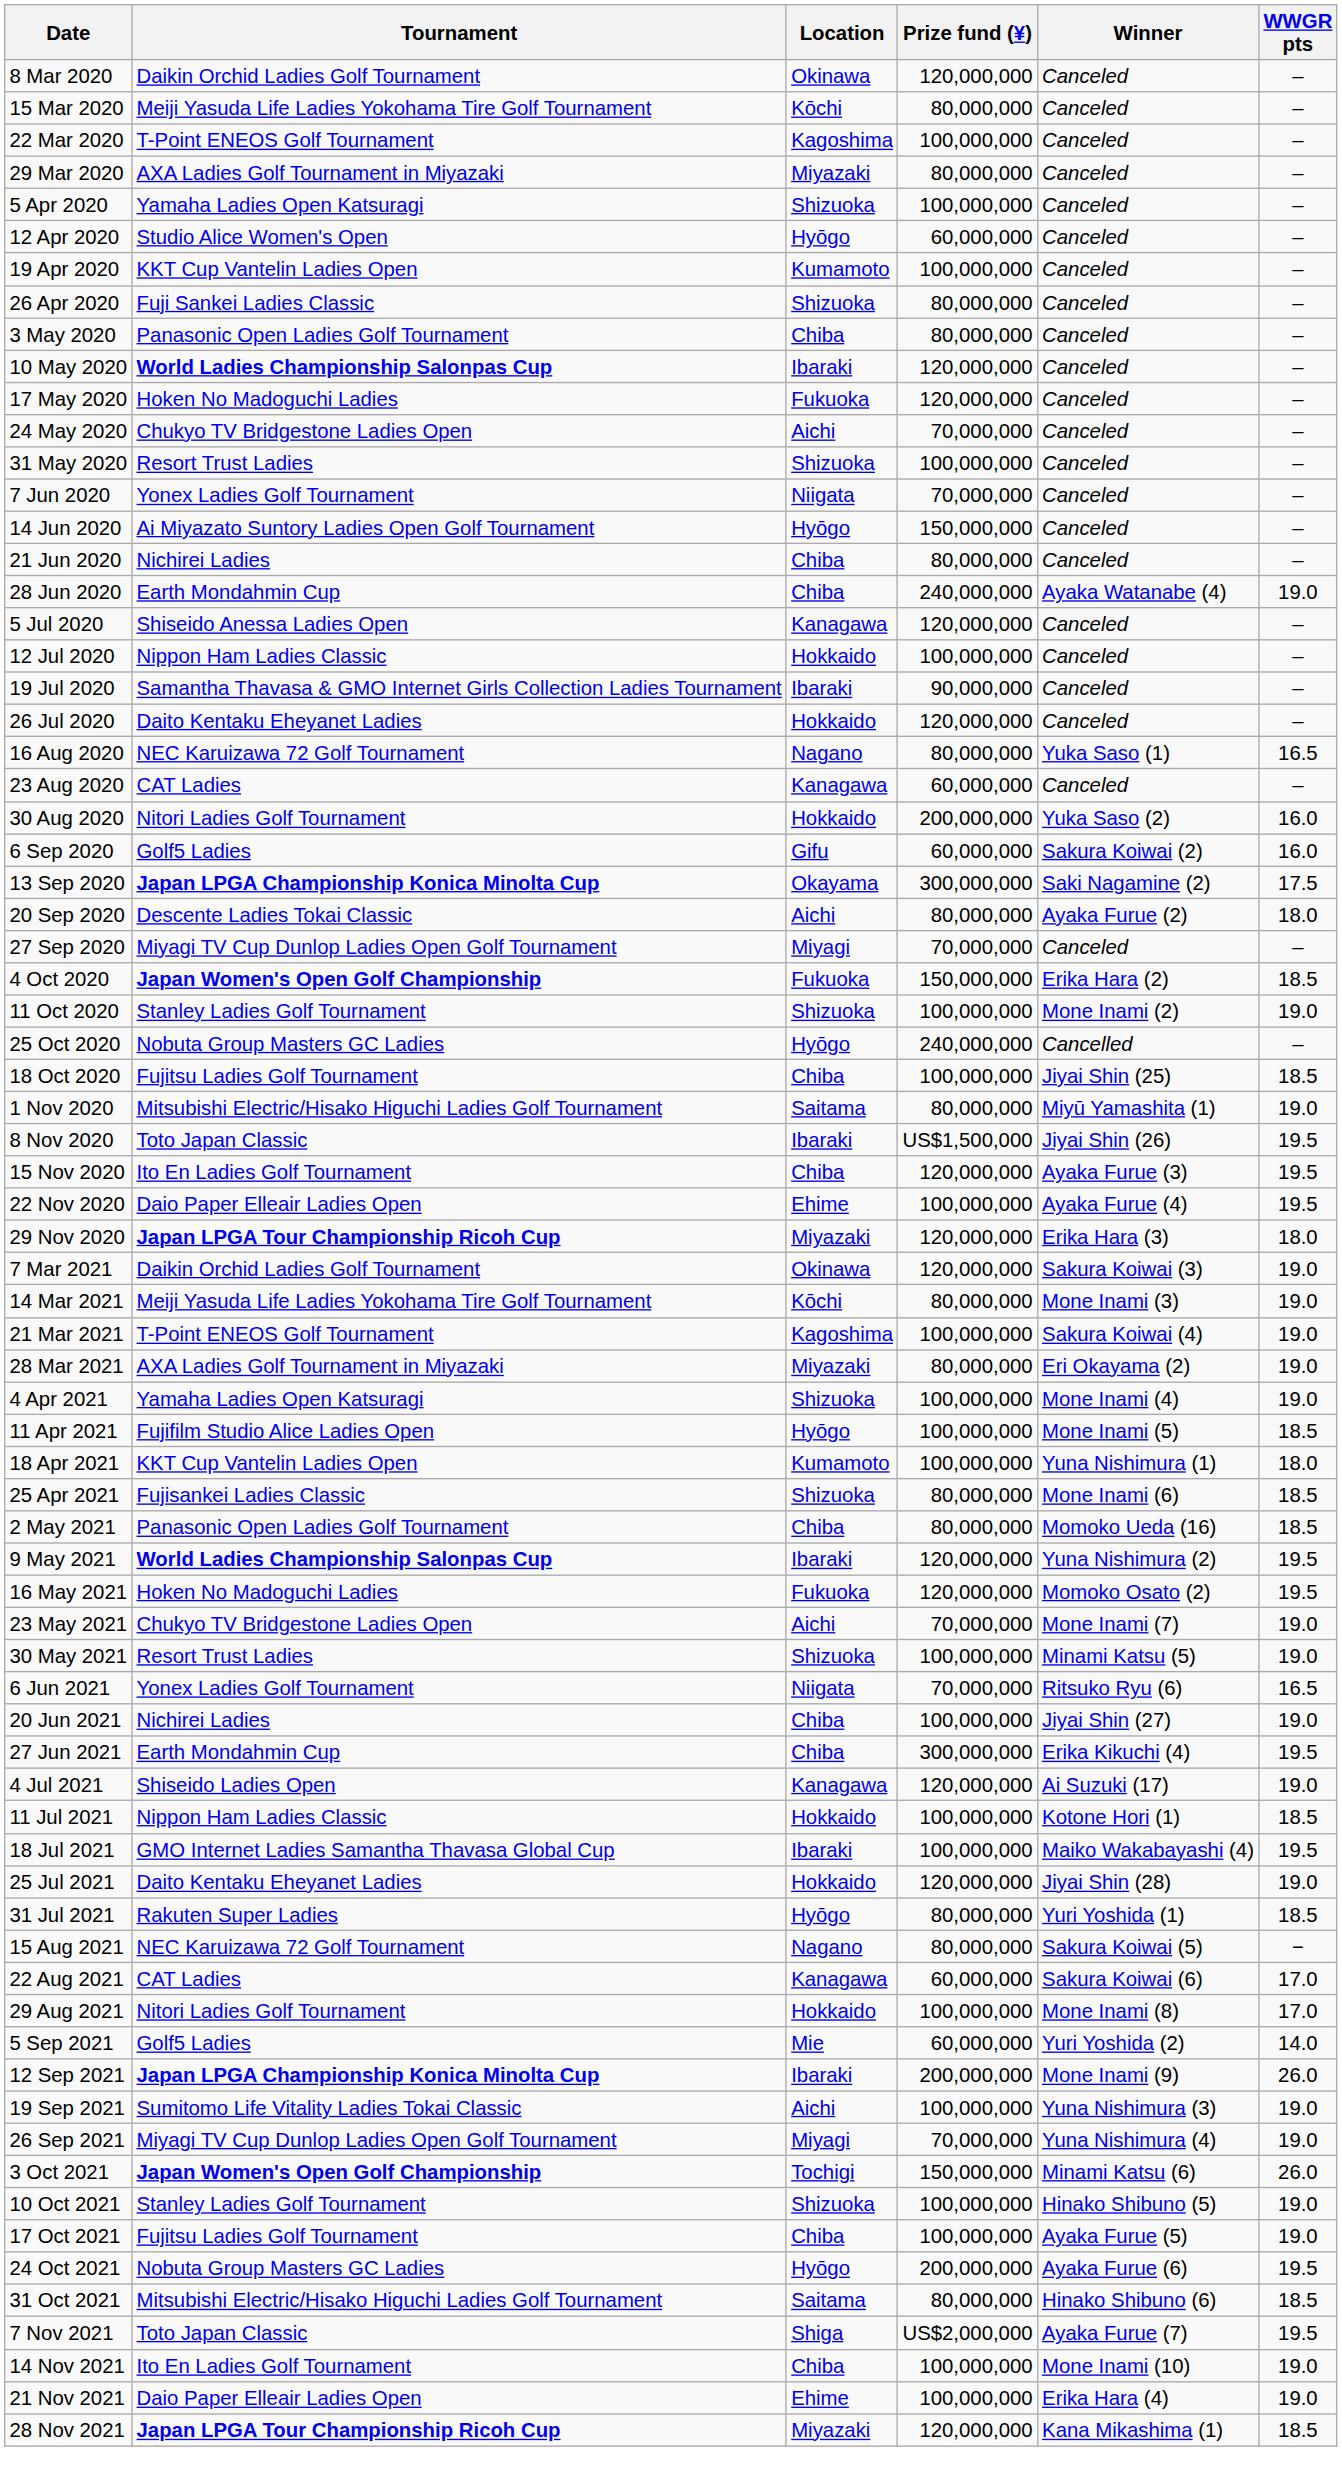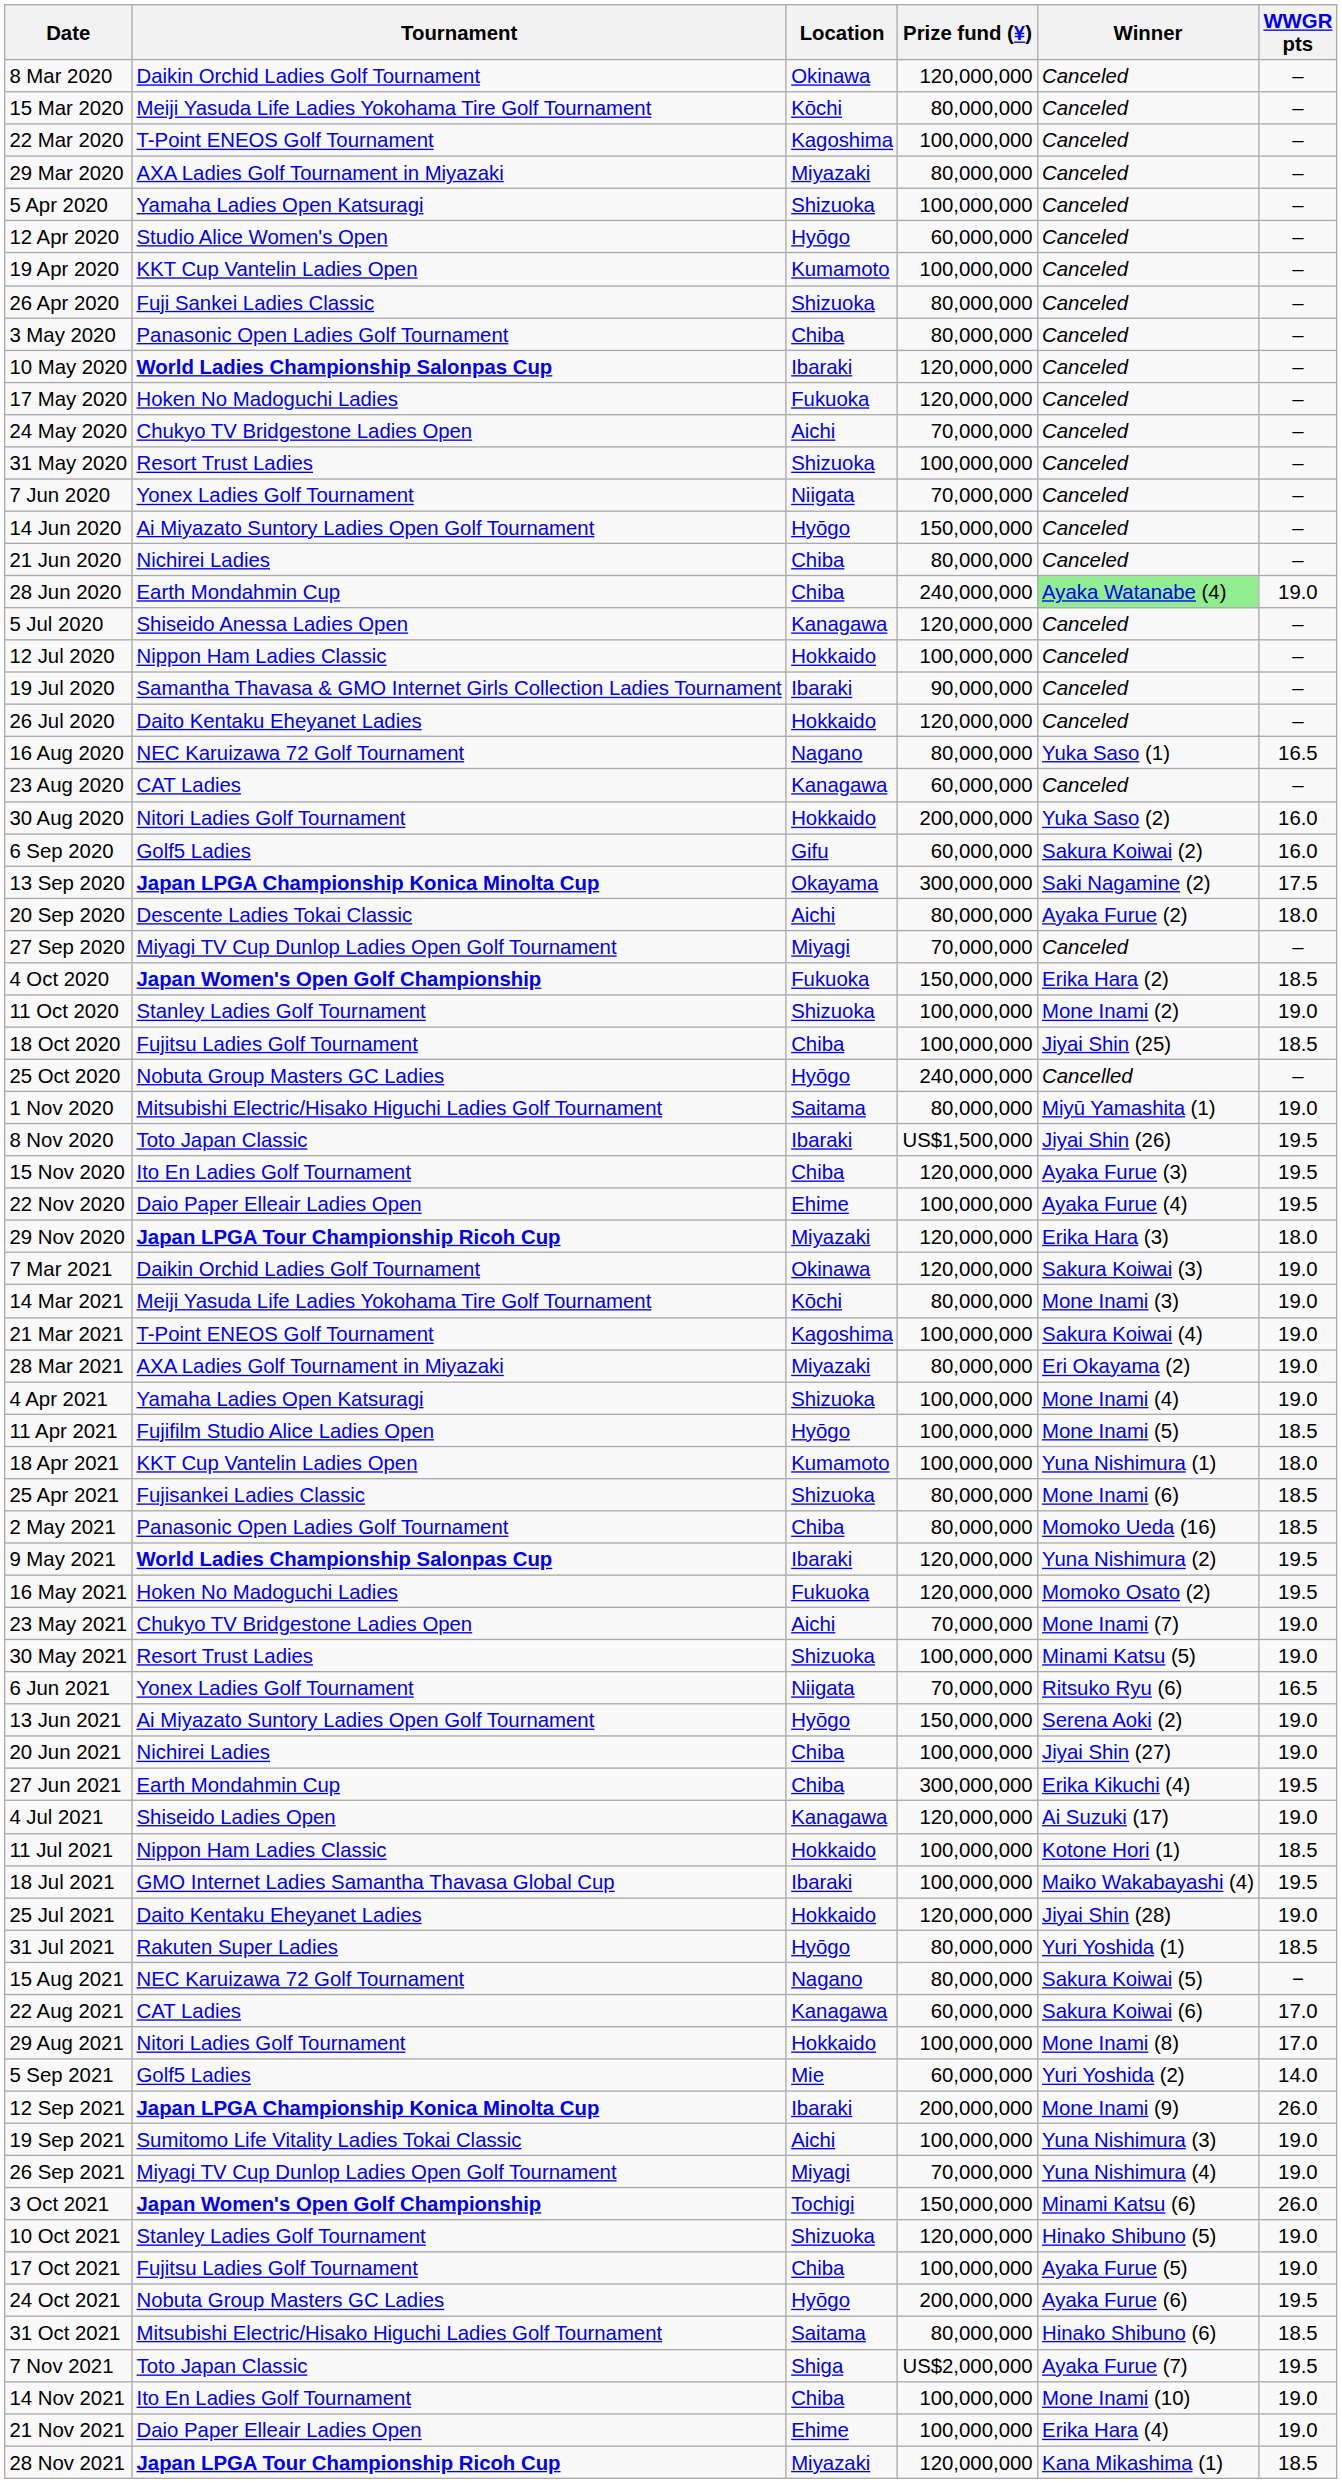(1134, 592) no background -> (1134, 592) lightgreen background
rows swapped: (65, 1076) <-> (65, 1043)
+ row: (65, 1720)
(976, 2204) 100,000,000 -> (976, 2236) 120,000,000
